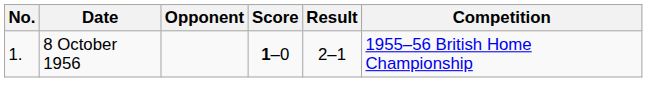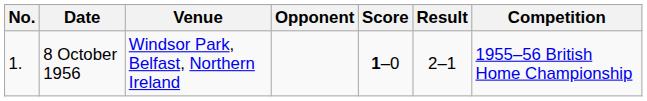+ column: (198, 17)
